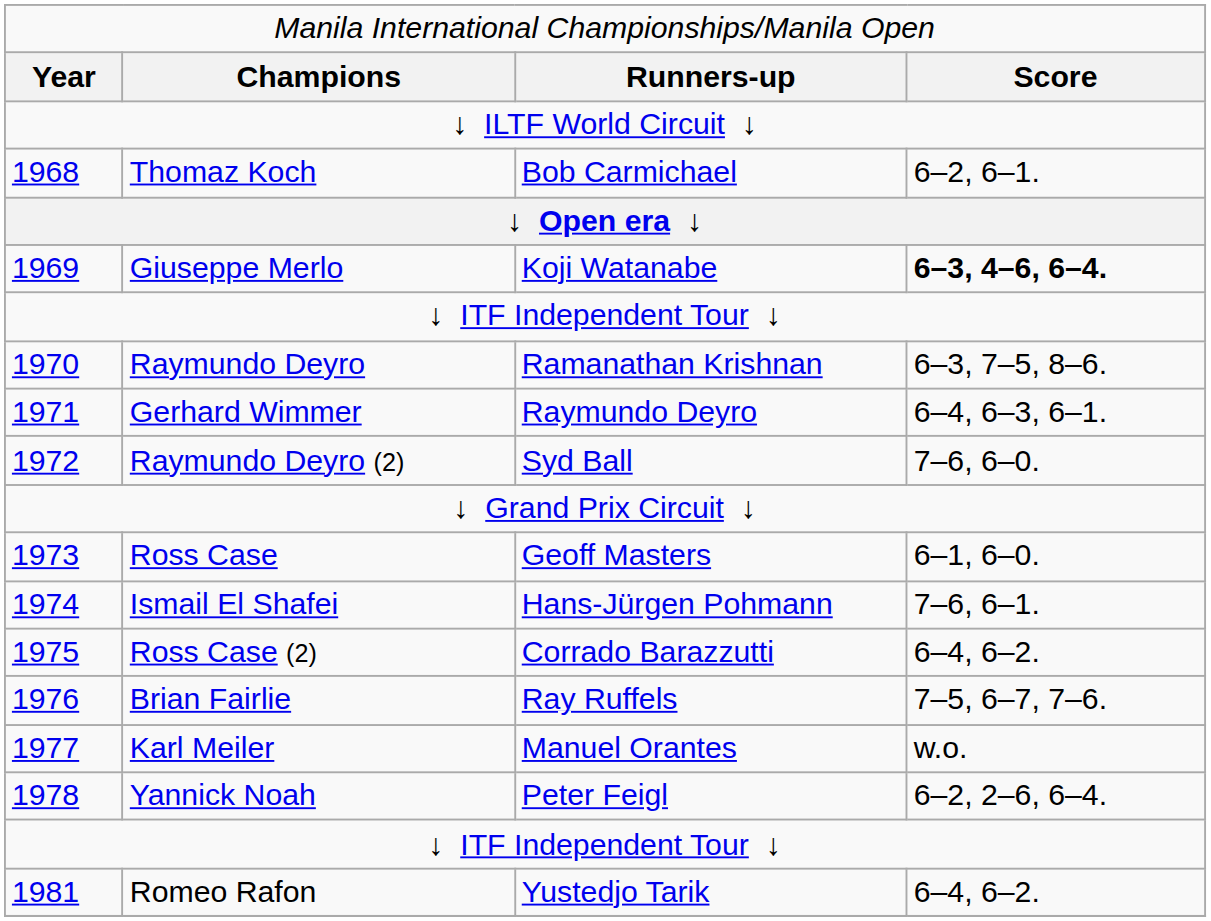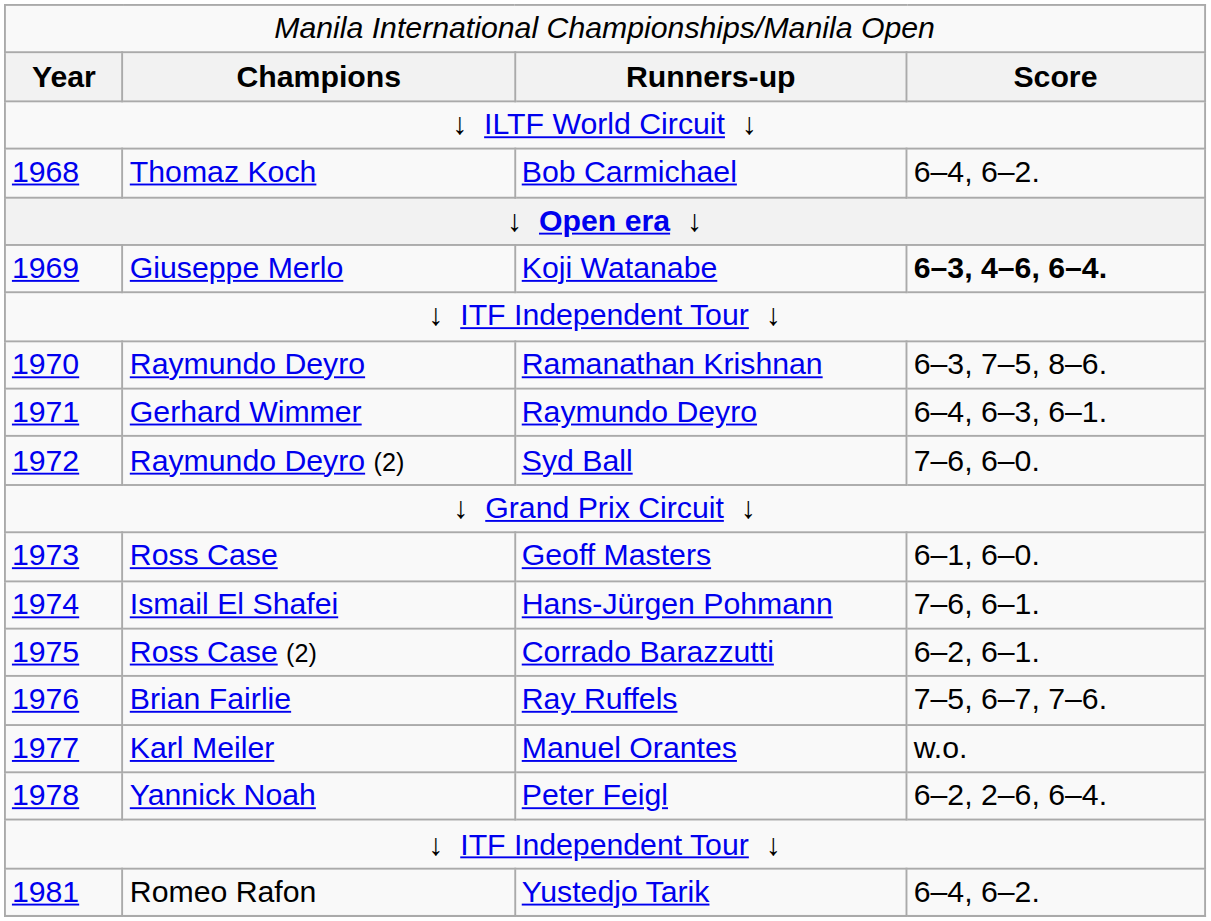(977, 172) 6–2, 6–1. -> (977, 172) 6–4, 6–2.
(977, 651) 6–4, 6–2. -> (977, 651) 6–2, 6–1.
